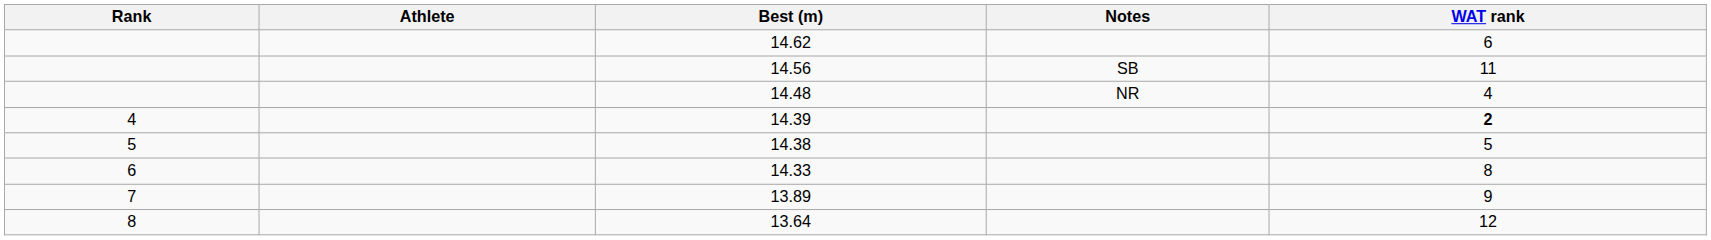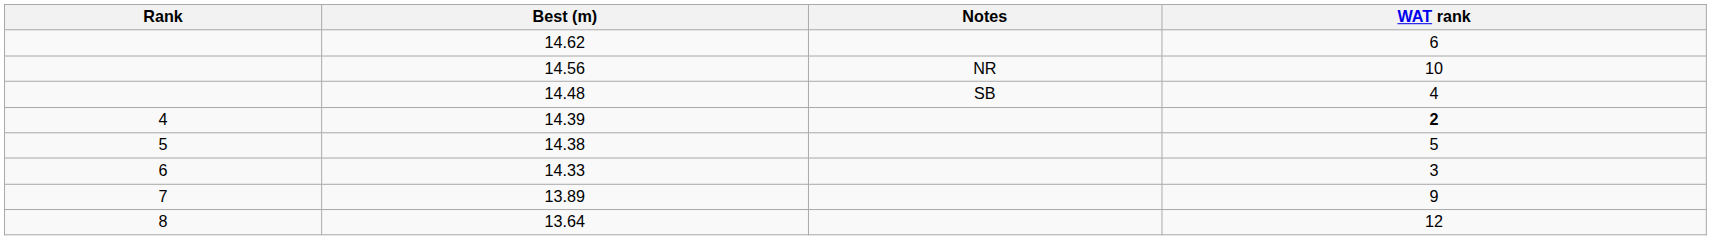- column: (427, 17)
(1128, 68) SB -> (985, 68) NR
(1488, 68) 11 -> (1434, 68) 10
(1128, 94) NR -> (985, 94) SB
(1488, 171) 8 -> (1434, 171) 3
